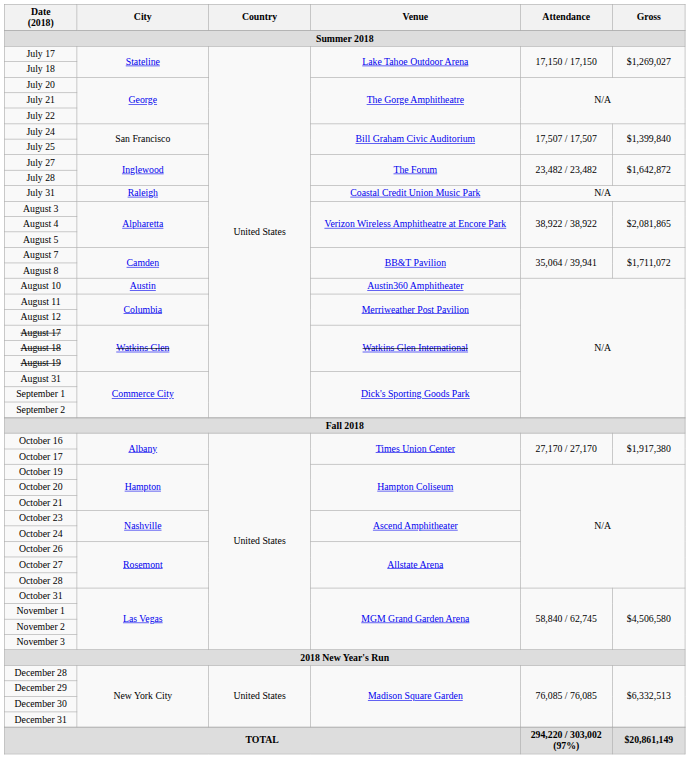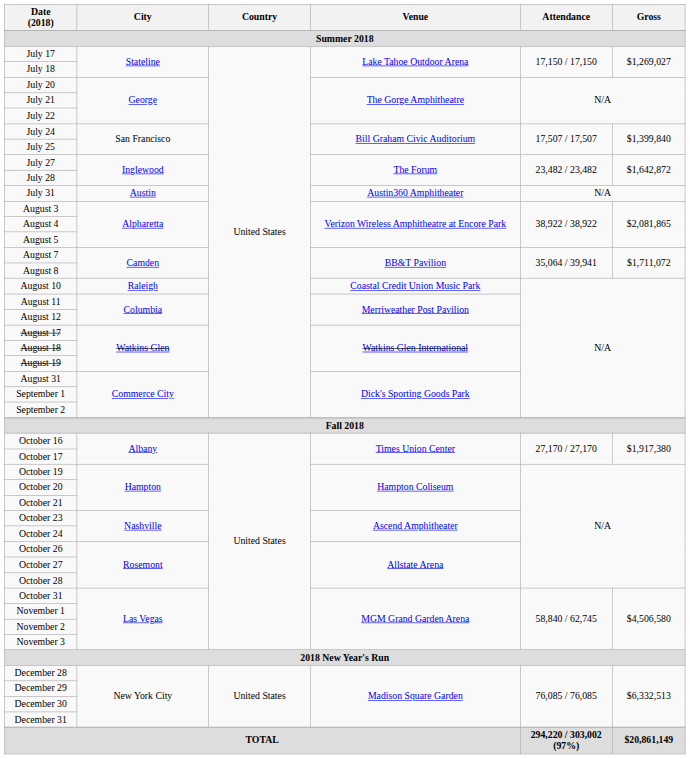(143, 193) Raleigh -> (143, 193) Austin
(415, 193) Coastal Credit Union Music Park -> (415, 193) Austin360 Amphitheater
(143, 286) Austin -> (143, 286) Raleigh
(415, 286) Austin360 Amphitheater -> (415, 286) Coastal Credit Union Music Park
